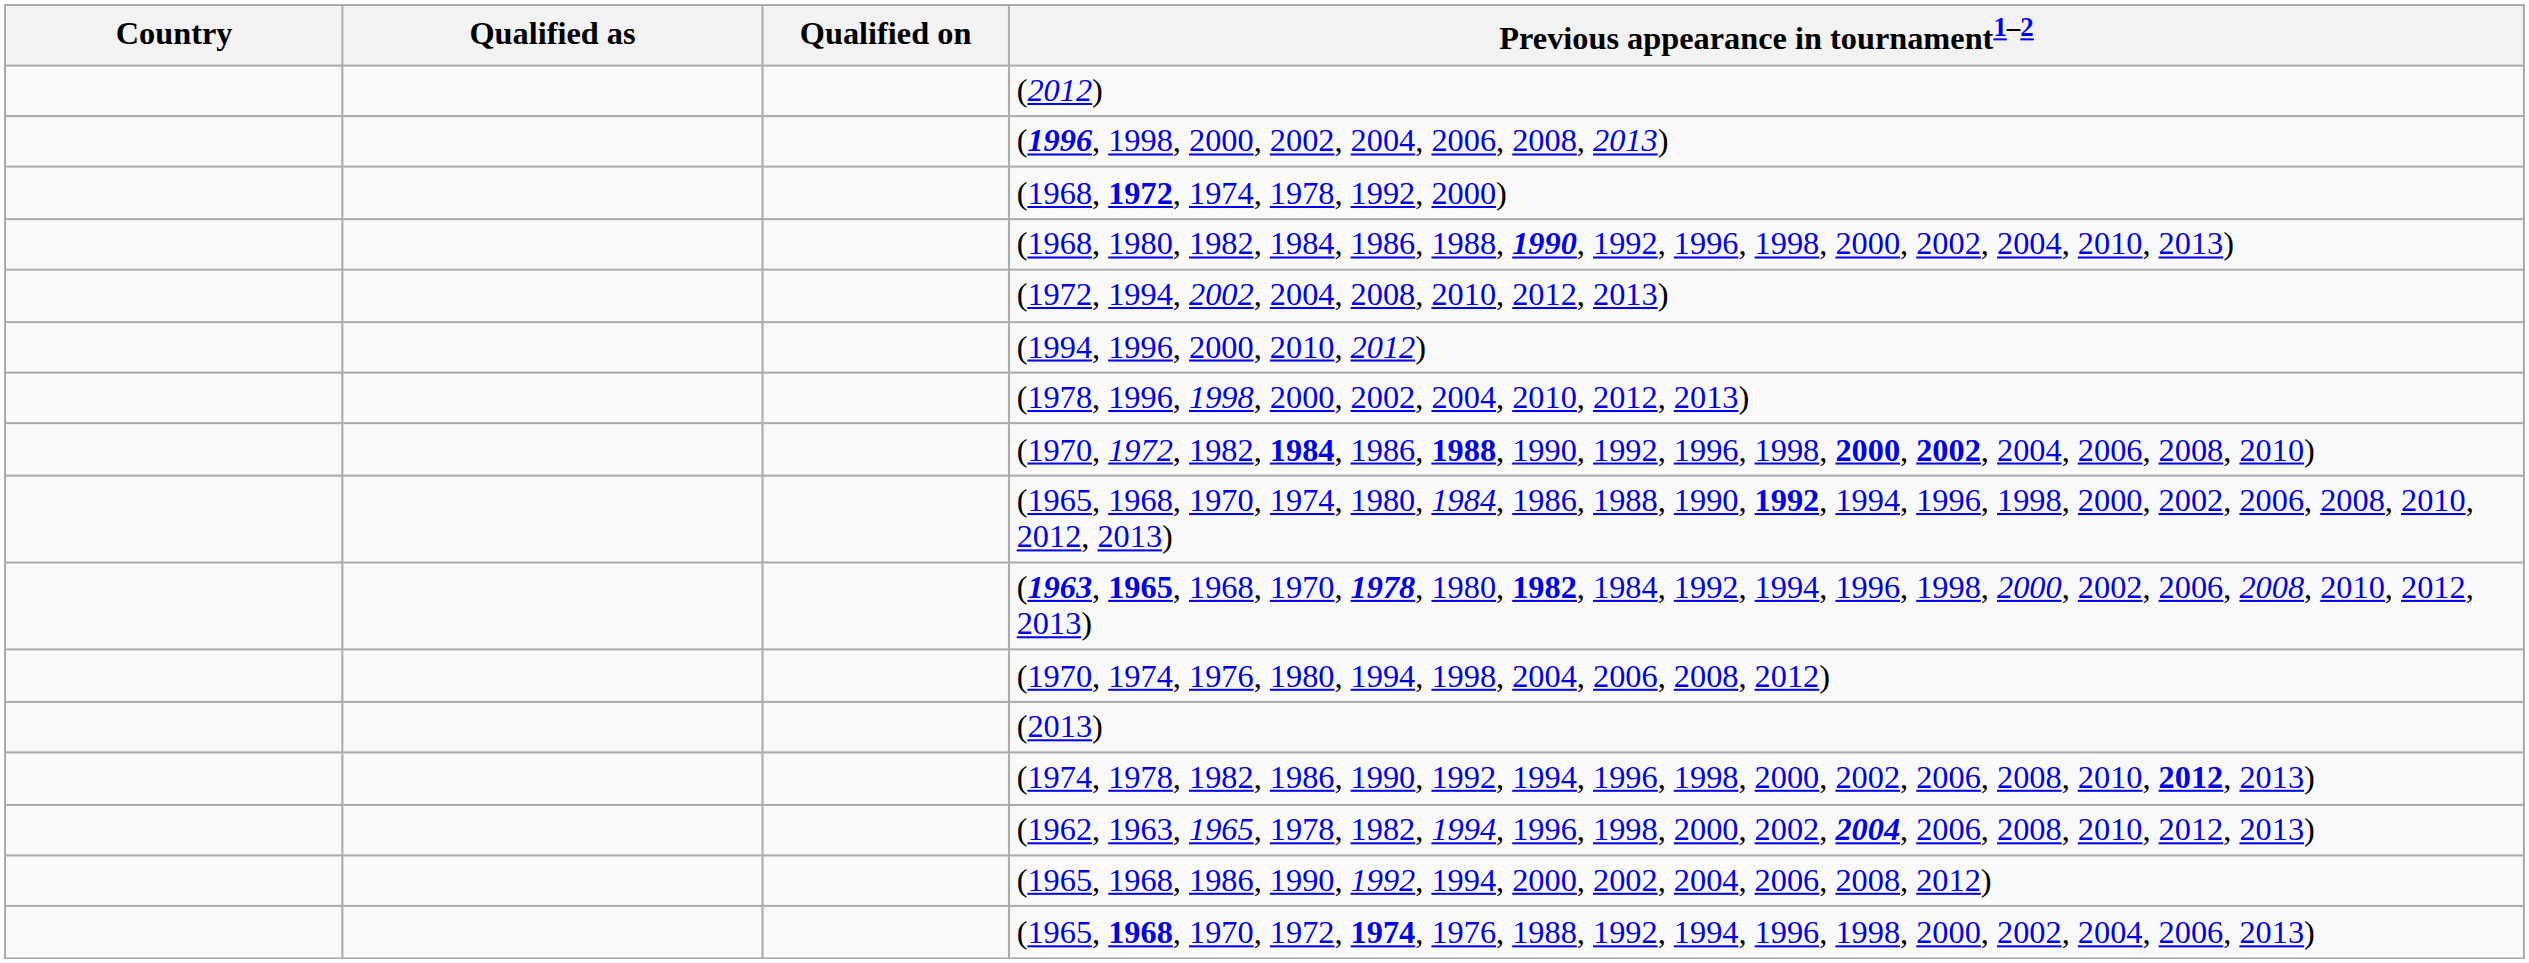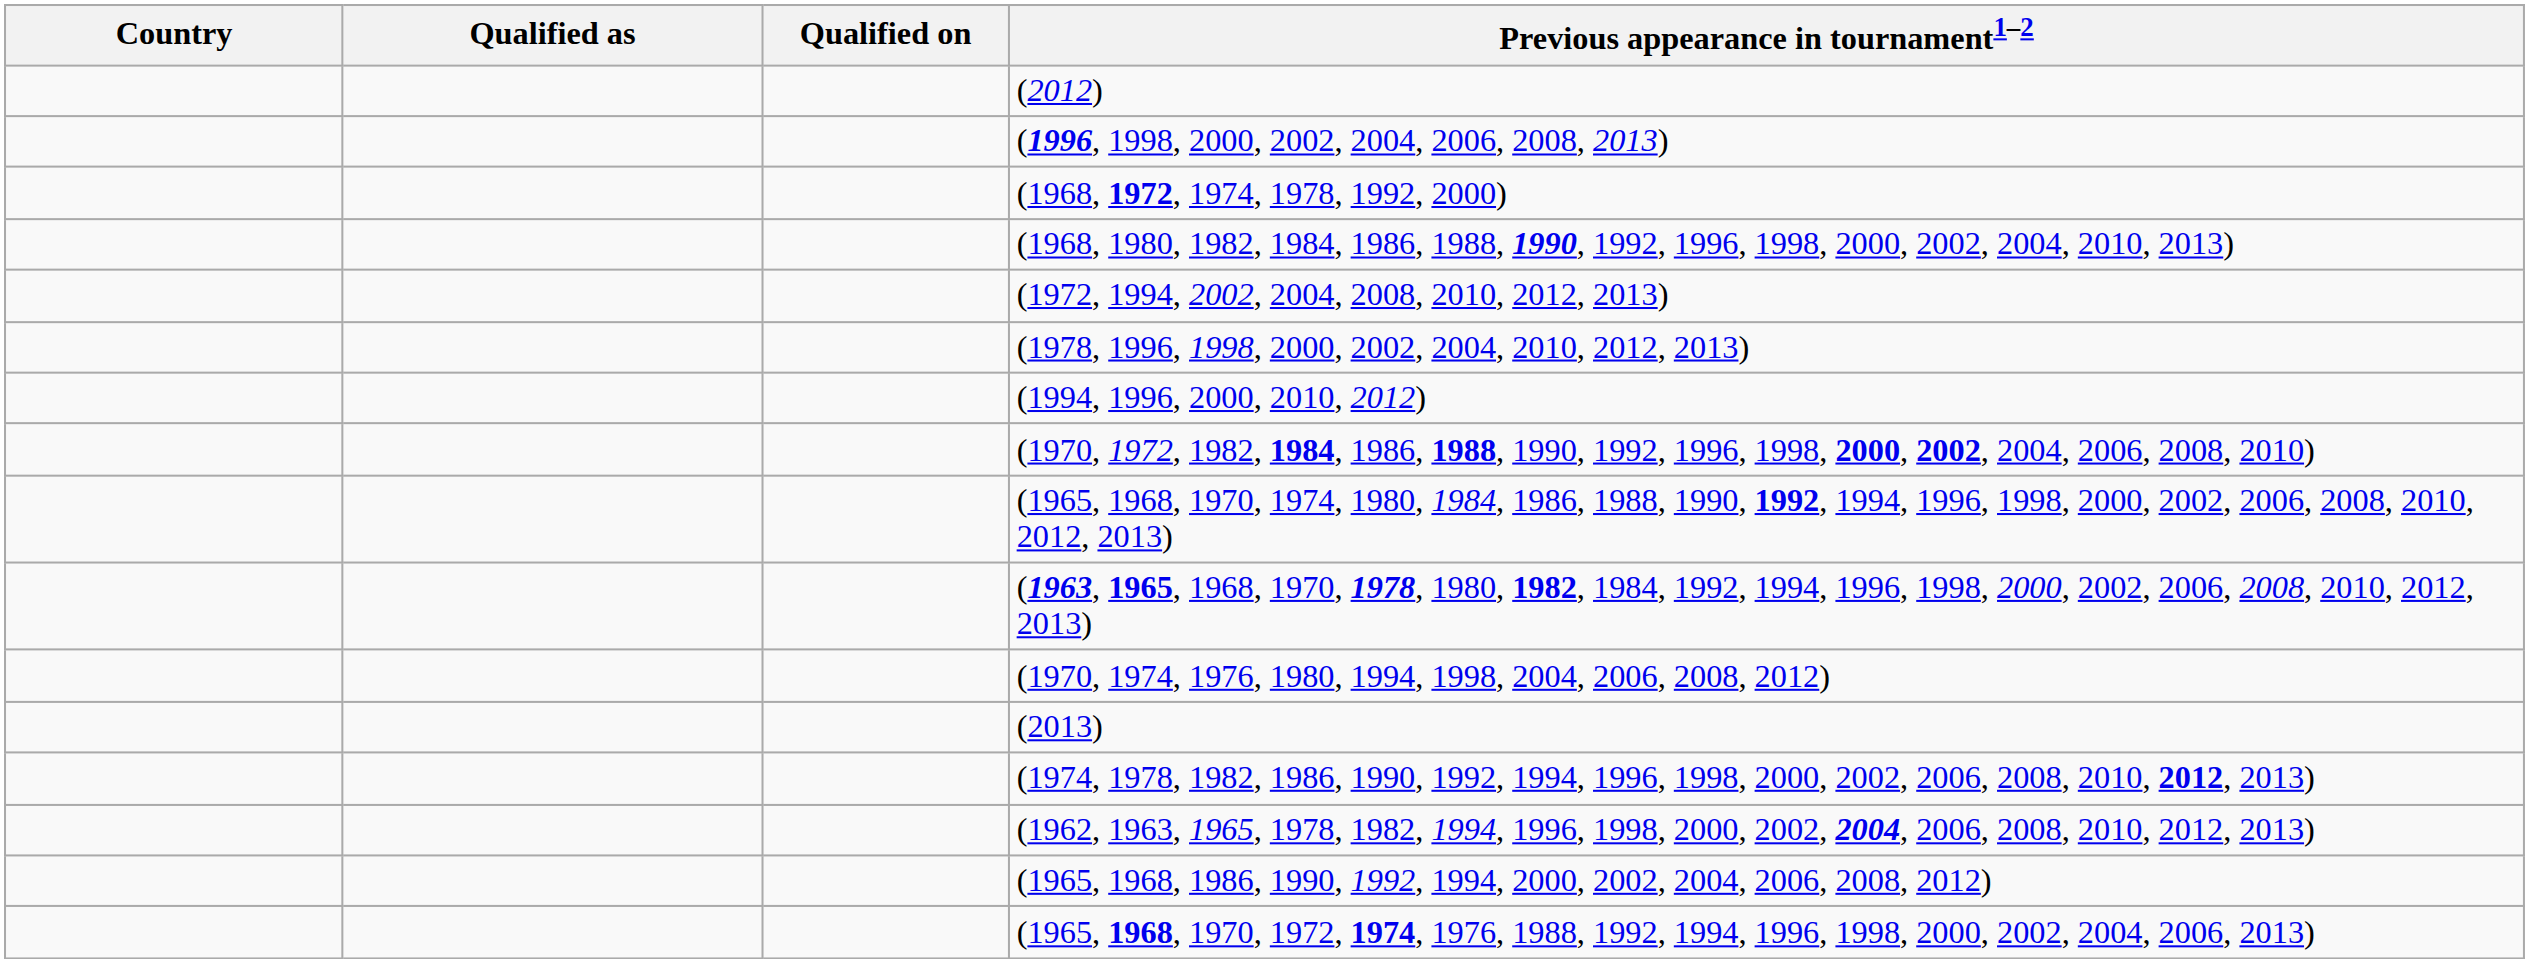rows swapped: (1221, 346) <-> (1383, 397)
